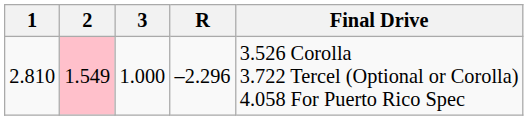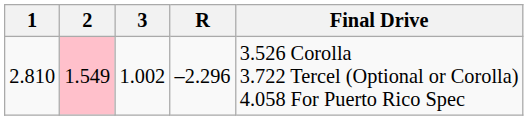(142, 75) 1.000 -> (142, 75) 1.002
